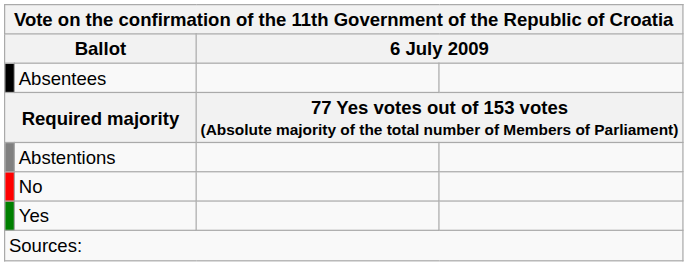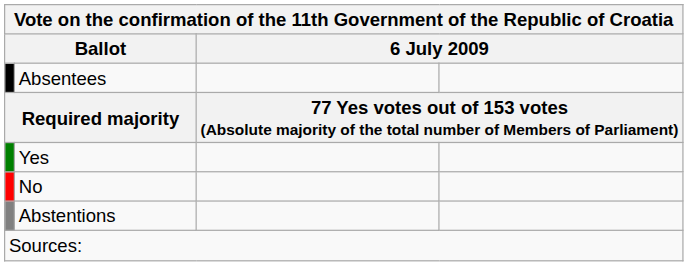rows swapped: (34, 216) <-> (67, 158)
